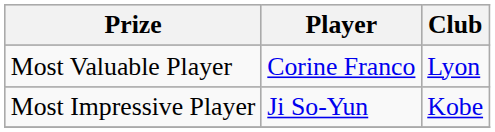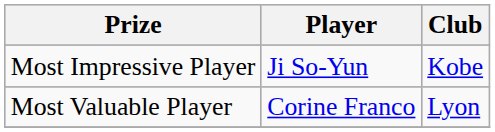rows swapped: (121, 65) <-> (133, 106)
